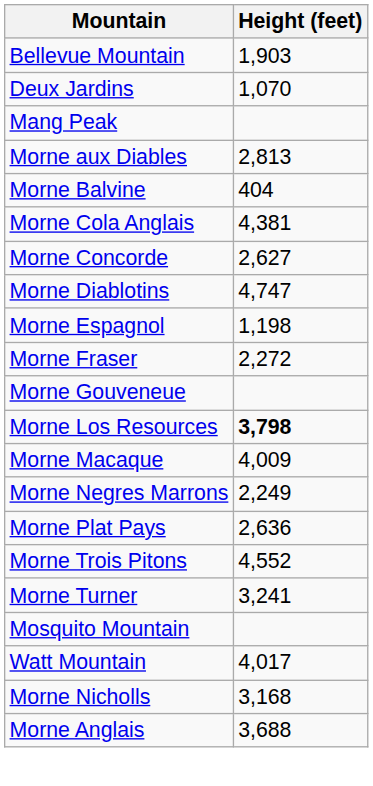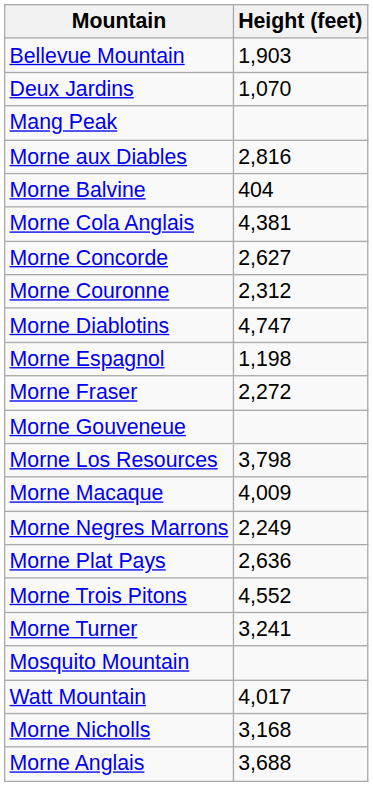(265, 156) 2,813 -> (265, 156) 2,816
+ row: (89, 291)
(265, 426) bold -> (265, 460) normal
